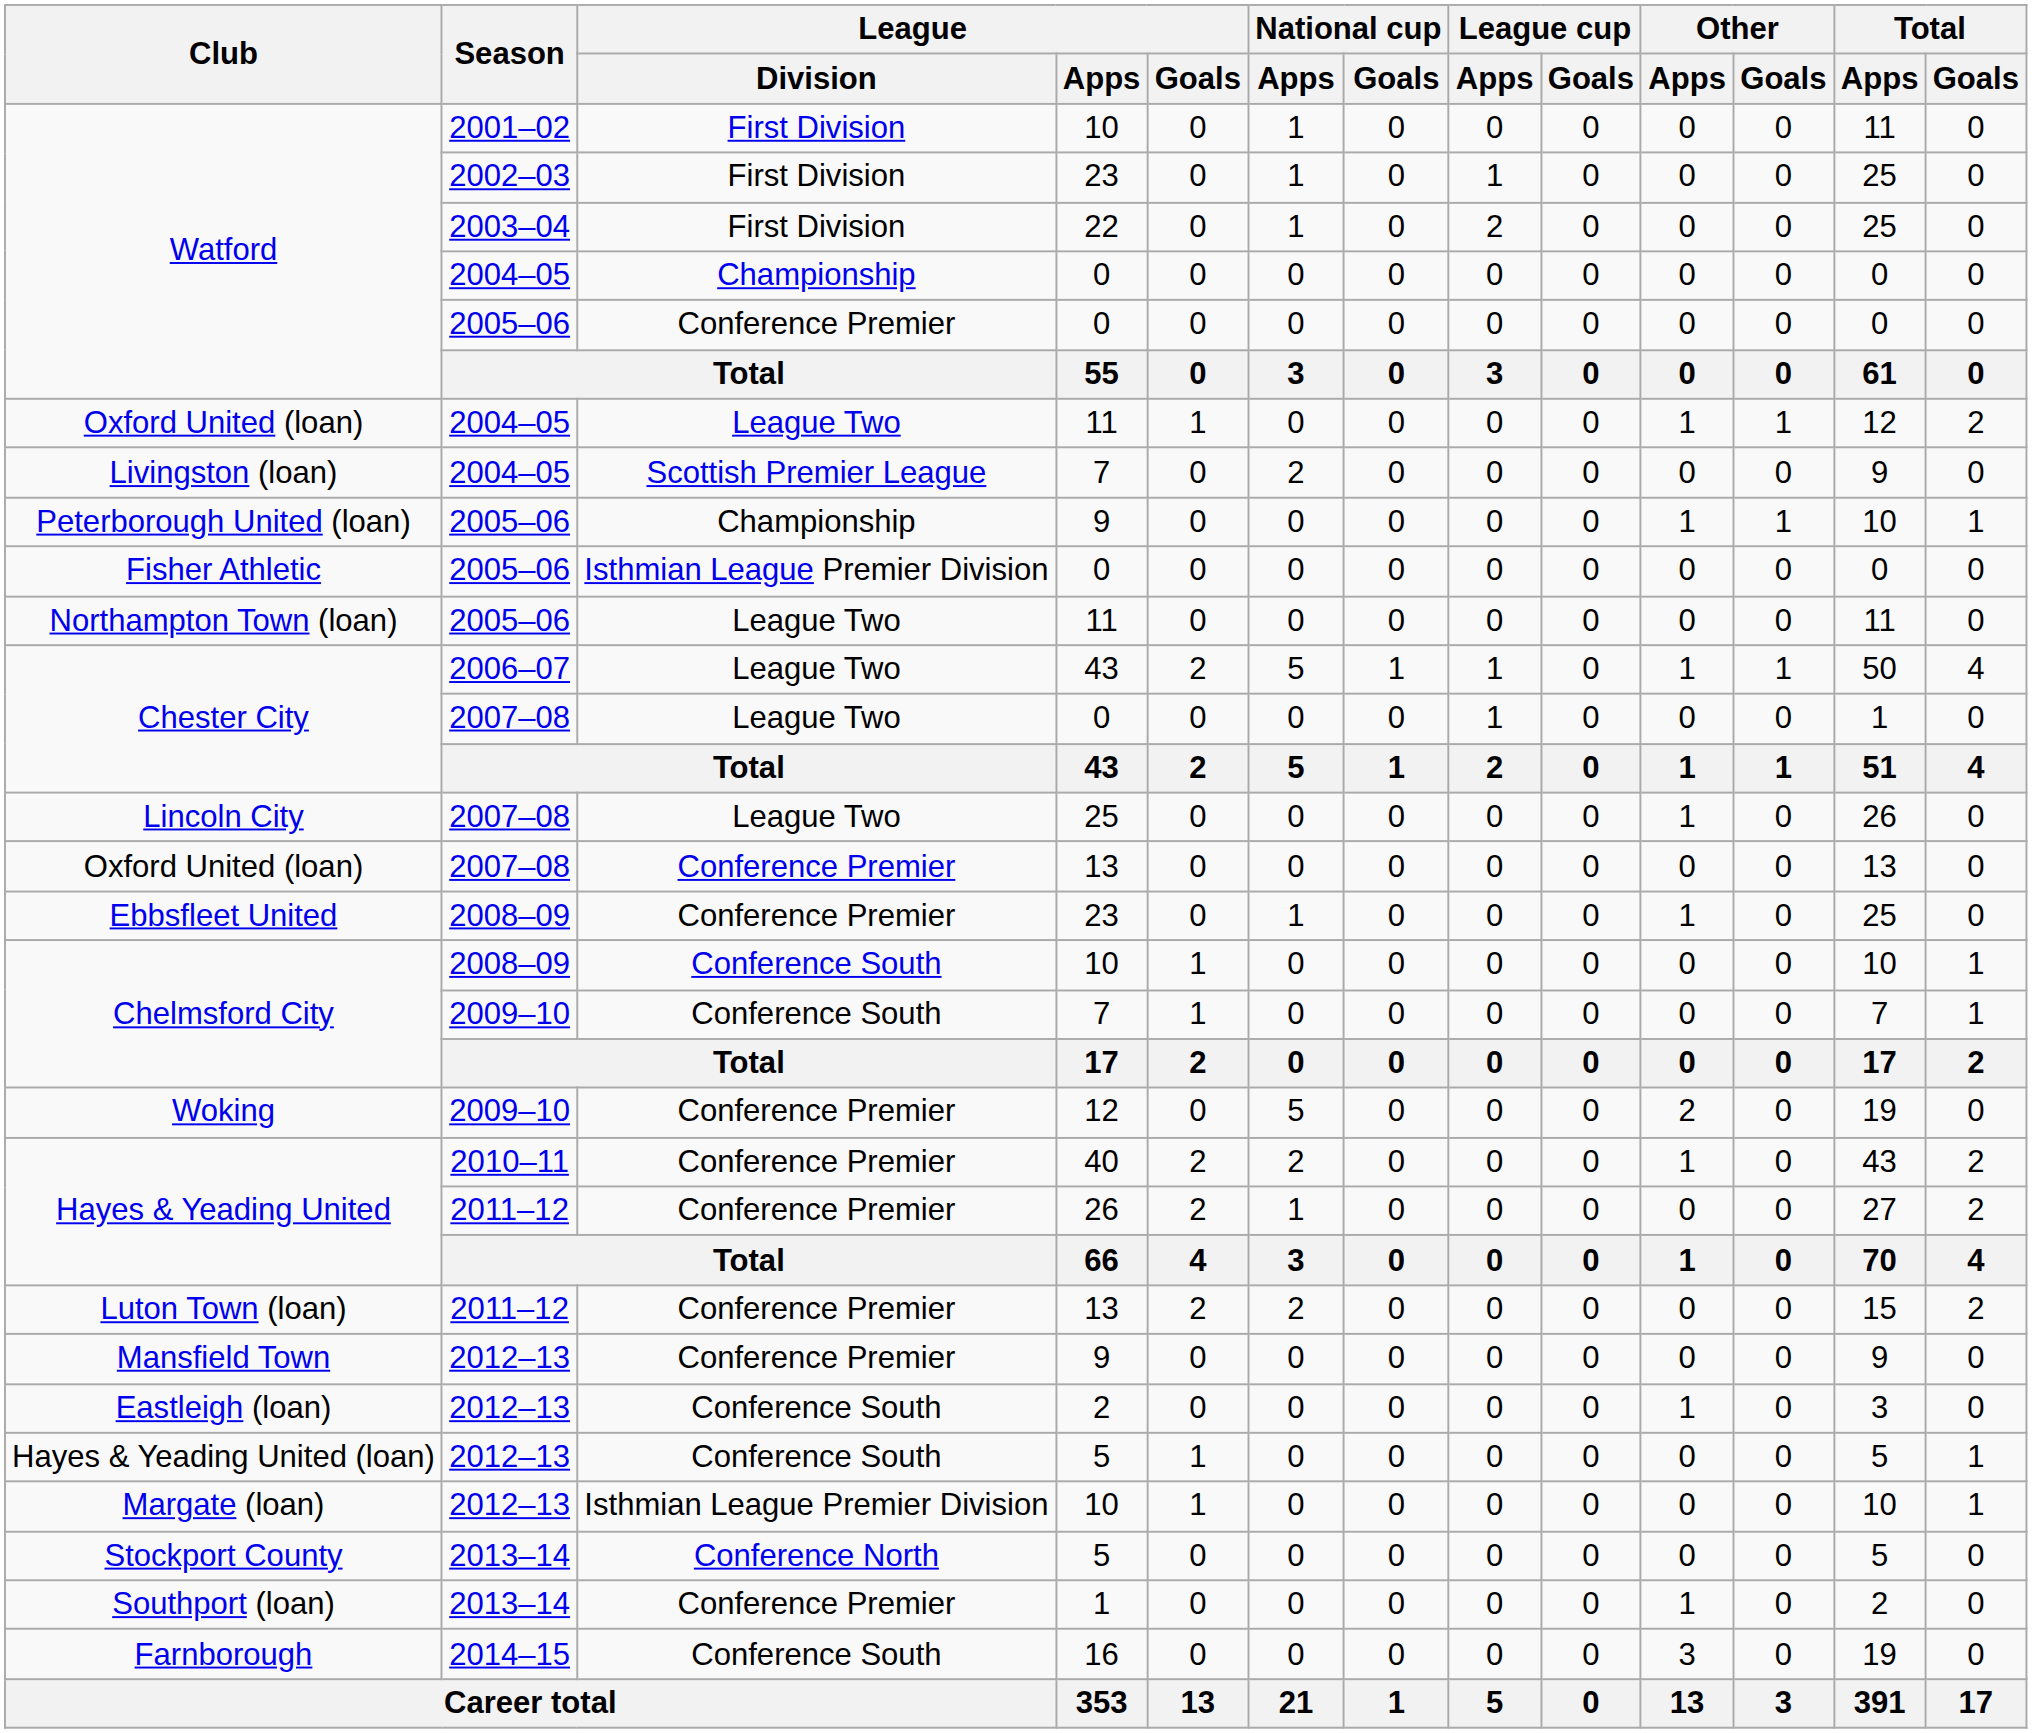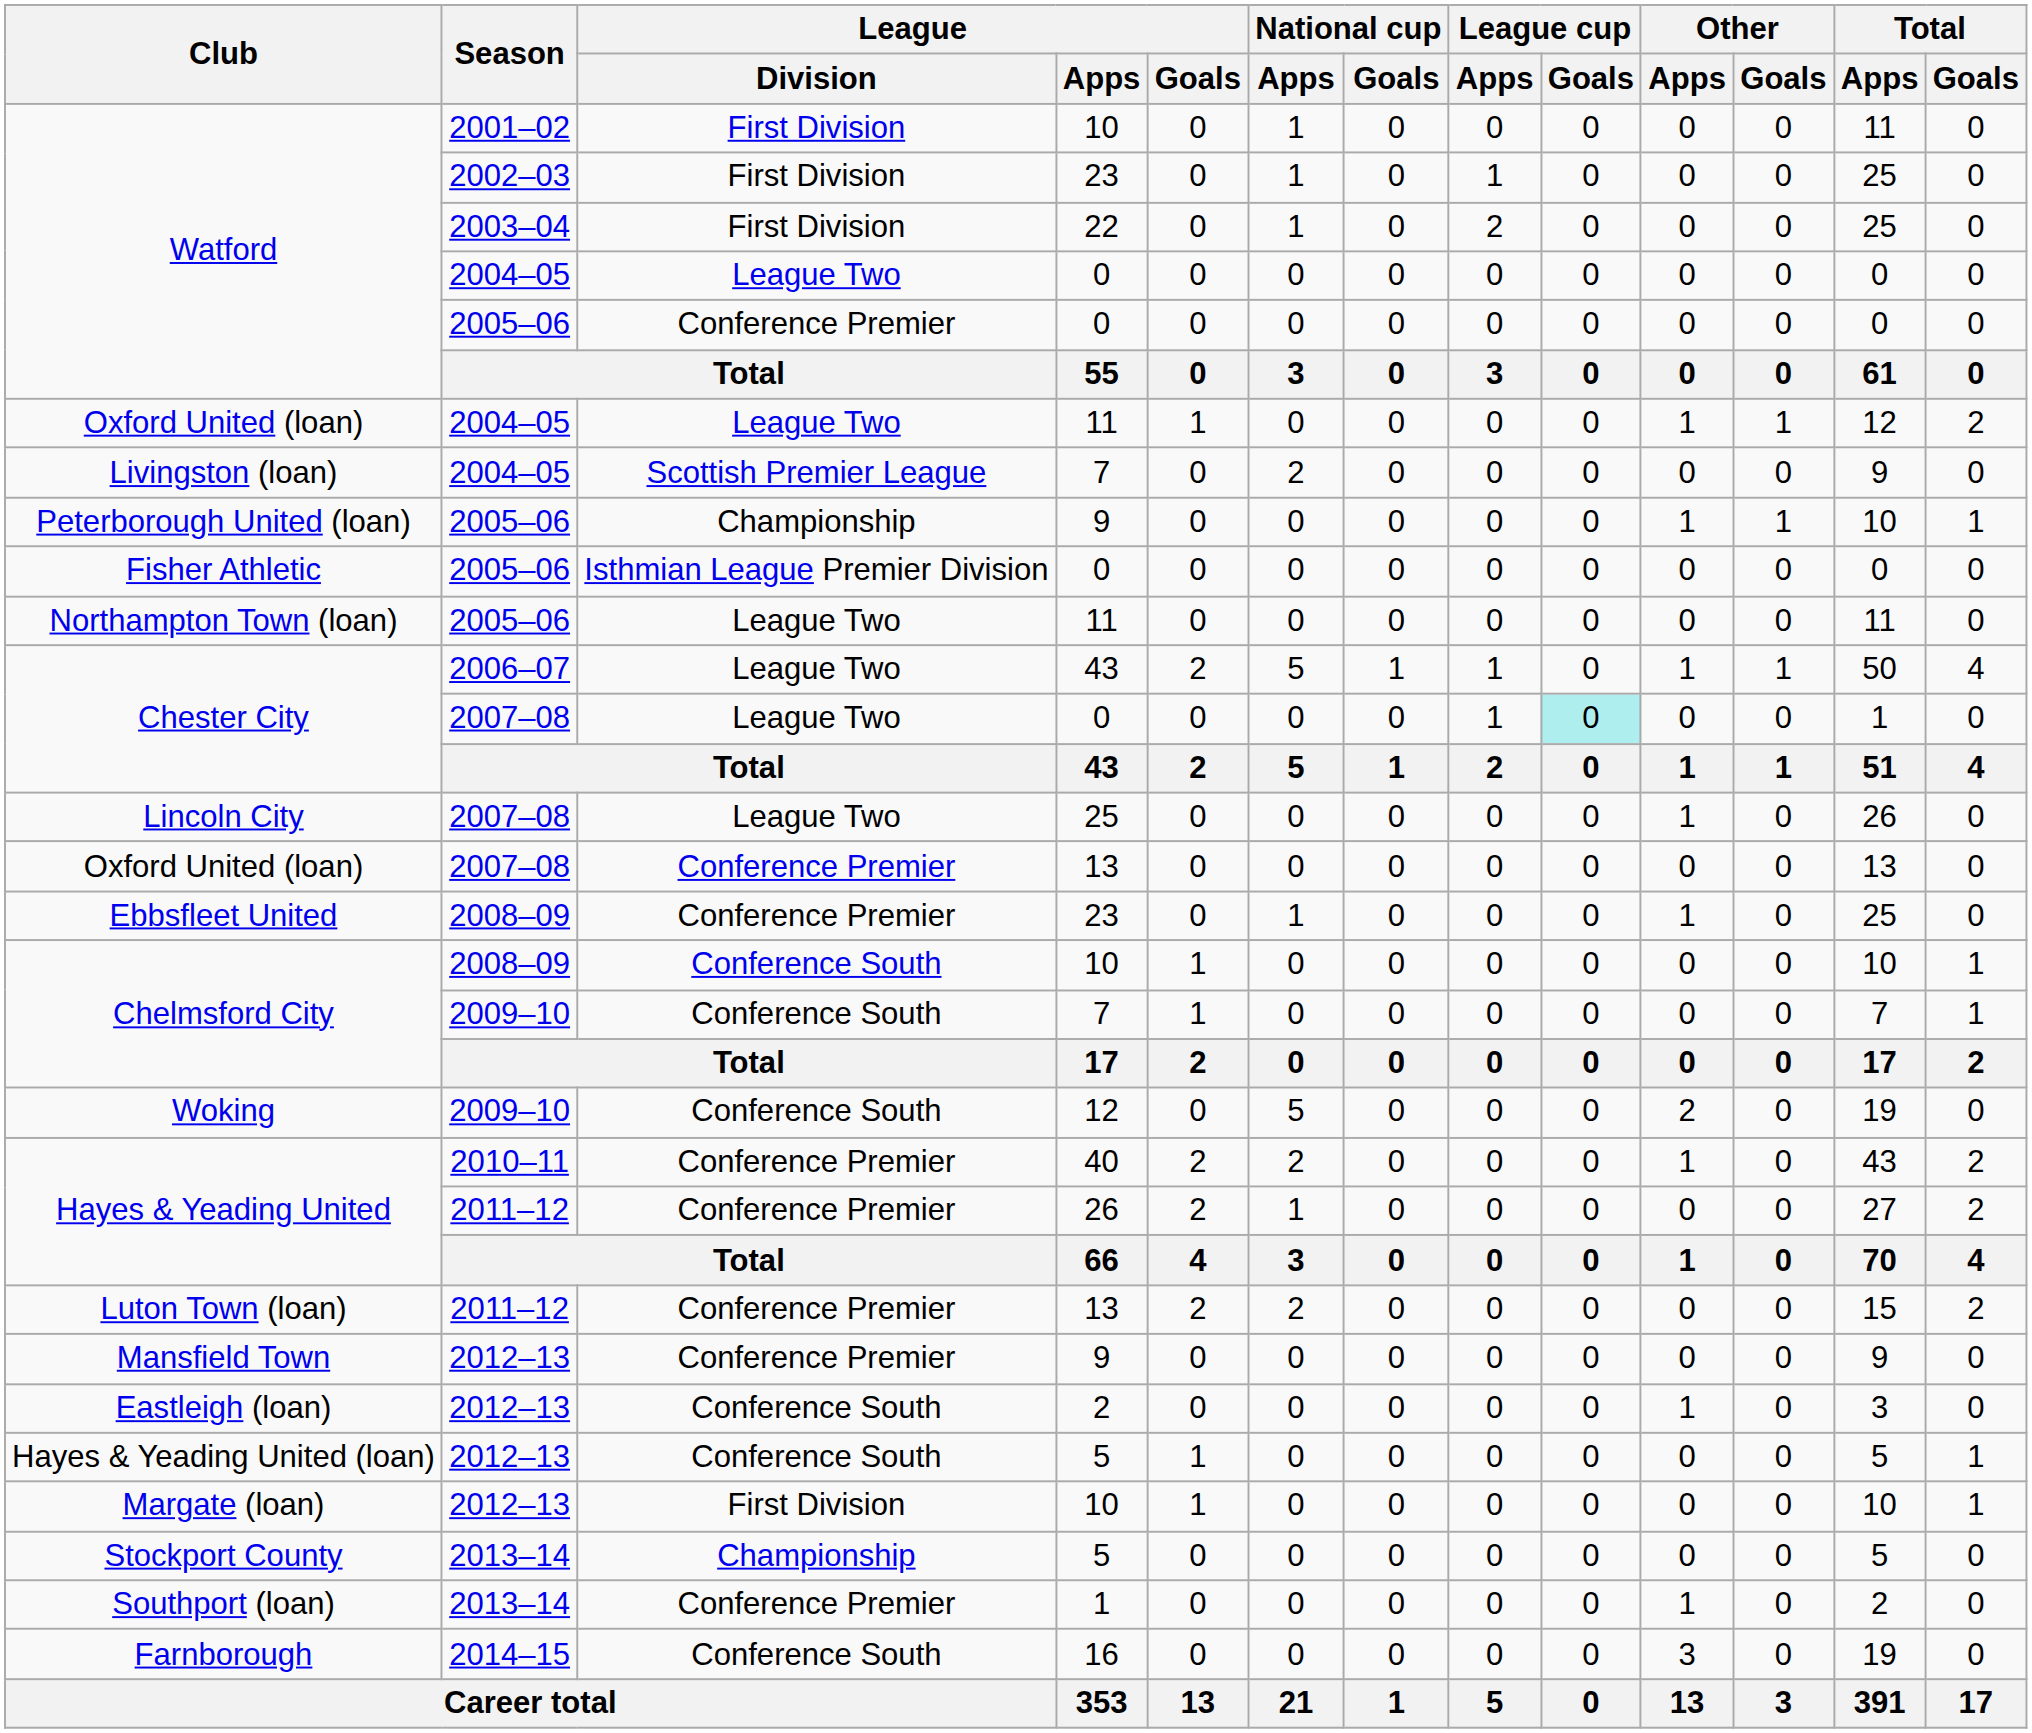(816, 275) Championship -> (816, 275) League Two
(1591, 718) no background -> (1591, 718) paleturquoise background
(816, 1112) Conference Premier -> (816, 1112) Conference South
(816, 1505) Isthmian League Premier Division -> (816, 1505) First Division
(816, 1555) Conference North -> (816, 1555) Championship
